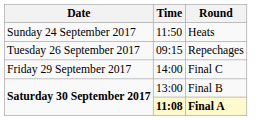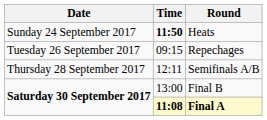(169, 32) normal -> (169, 32) bold
+ row: (224, 69)
- row: (205, 69)
